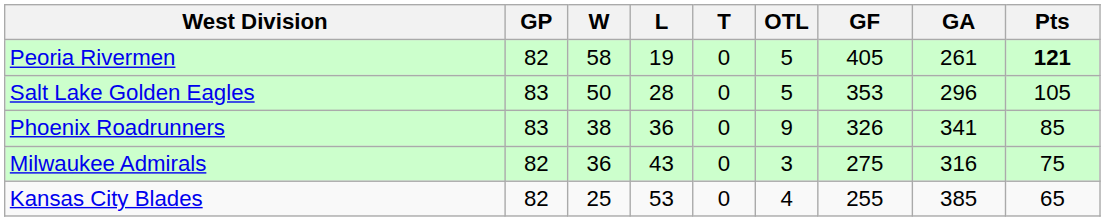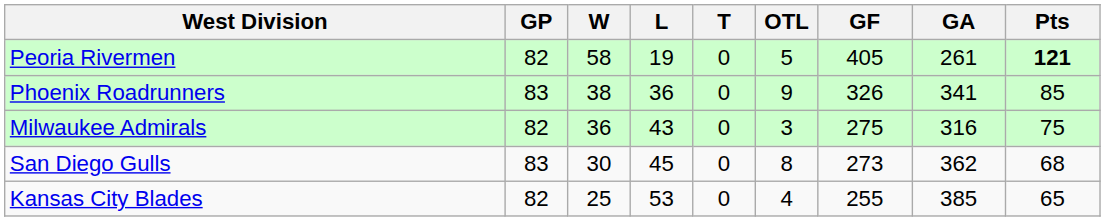- row: (132, 92)
+ row: (90, 163)
